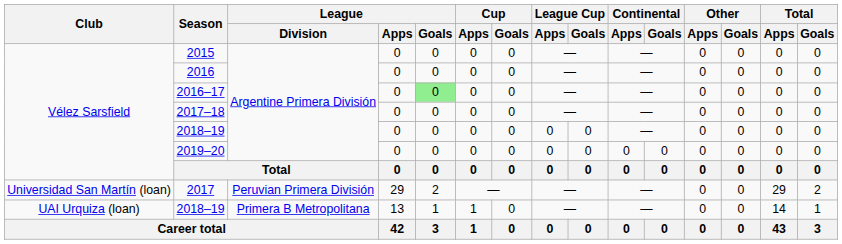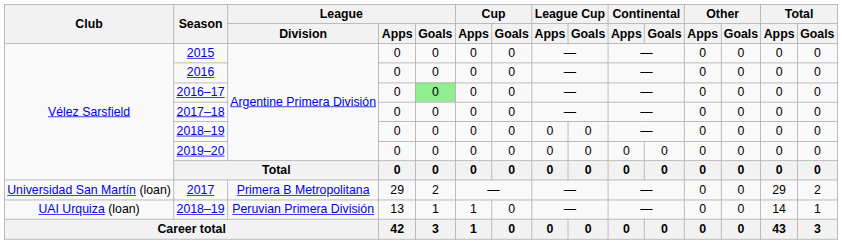(303, 190) Peruvian Primera División -> (303, 190) Primera B Metropolitana
(303, 209) Primera B Metropolitana -> (303, 209) Peruvian Primera División
